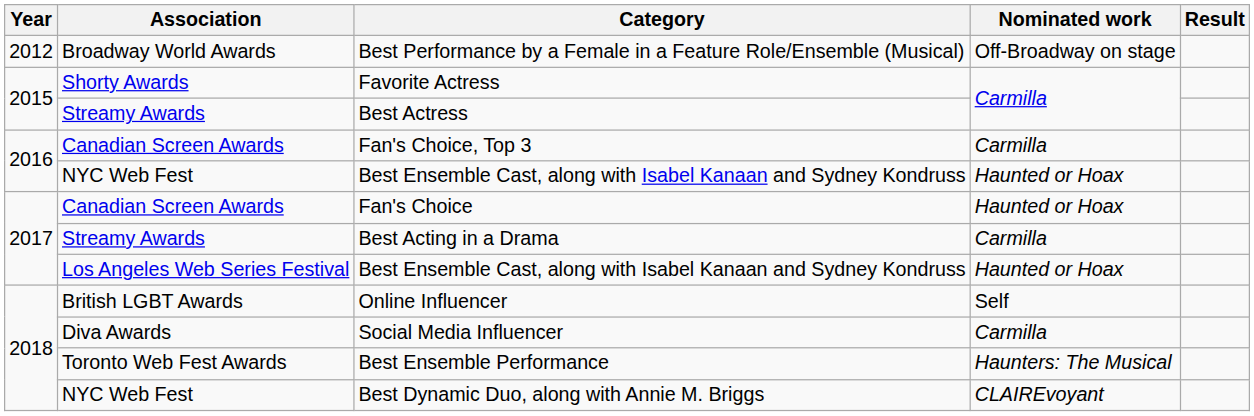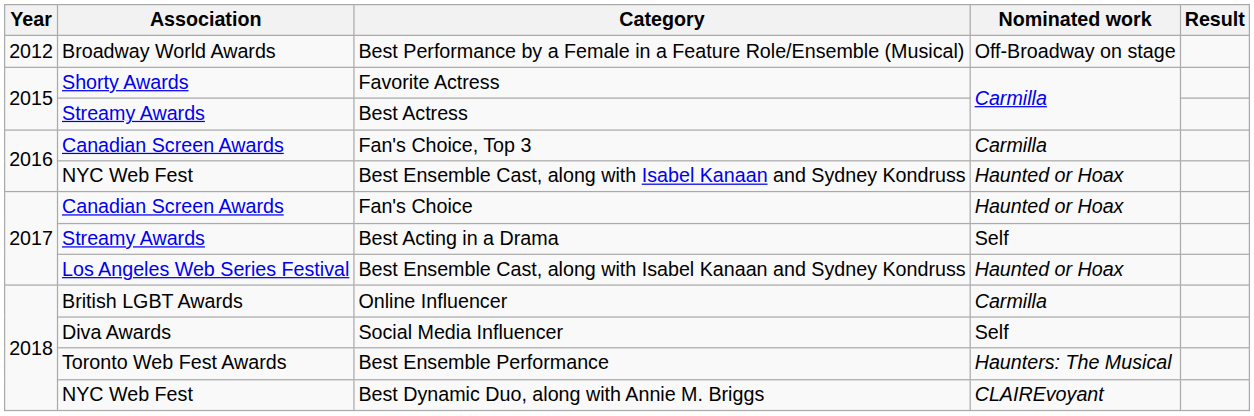(1011, 238) Carmilla -> (992, 238) Self
(992, 301) Self -> (1011, 301) Carmilla
(1011, 332) Carmilla -> (992, 332) Self
